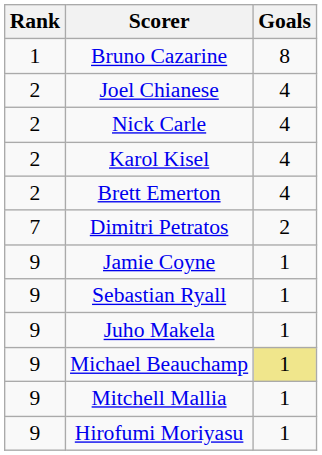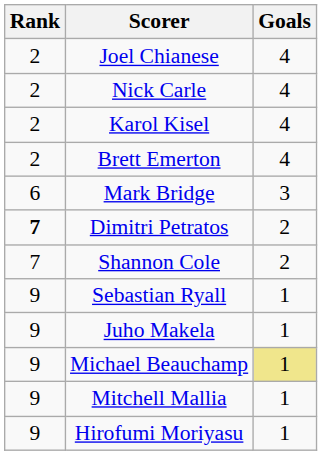- row: (159, 55)
+ row: (159, 192)
(35, 227) normal -> (35, 227) bold
+ row: (159, 261)
- row: (159, 261)
